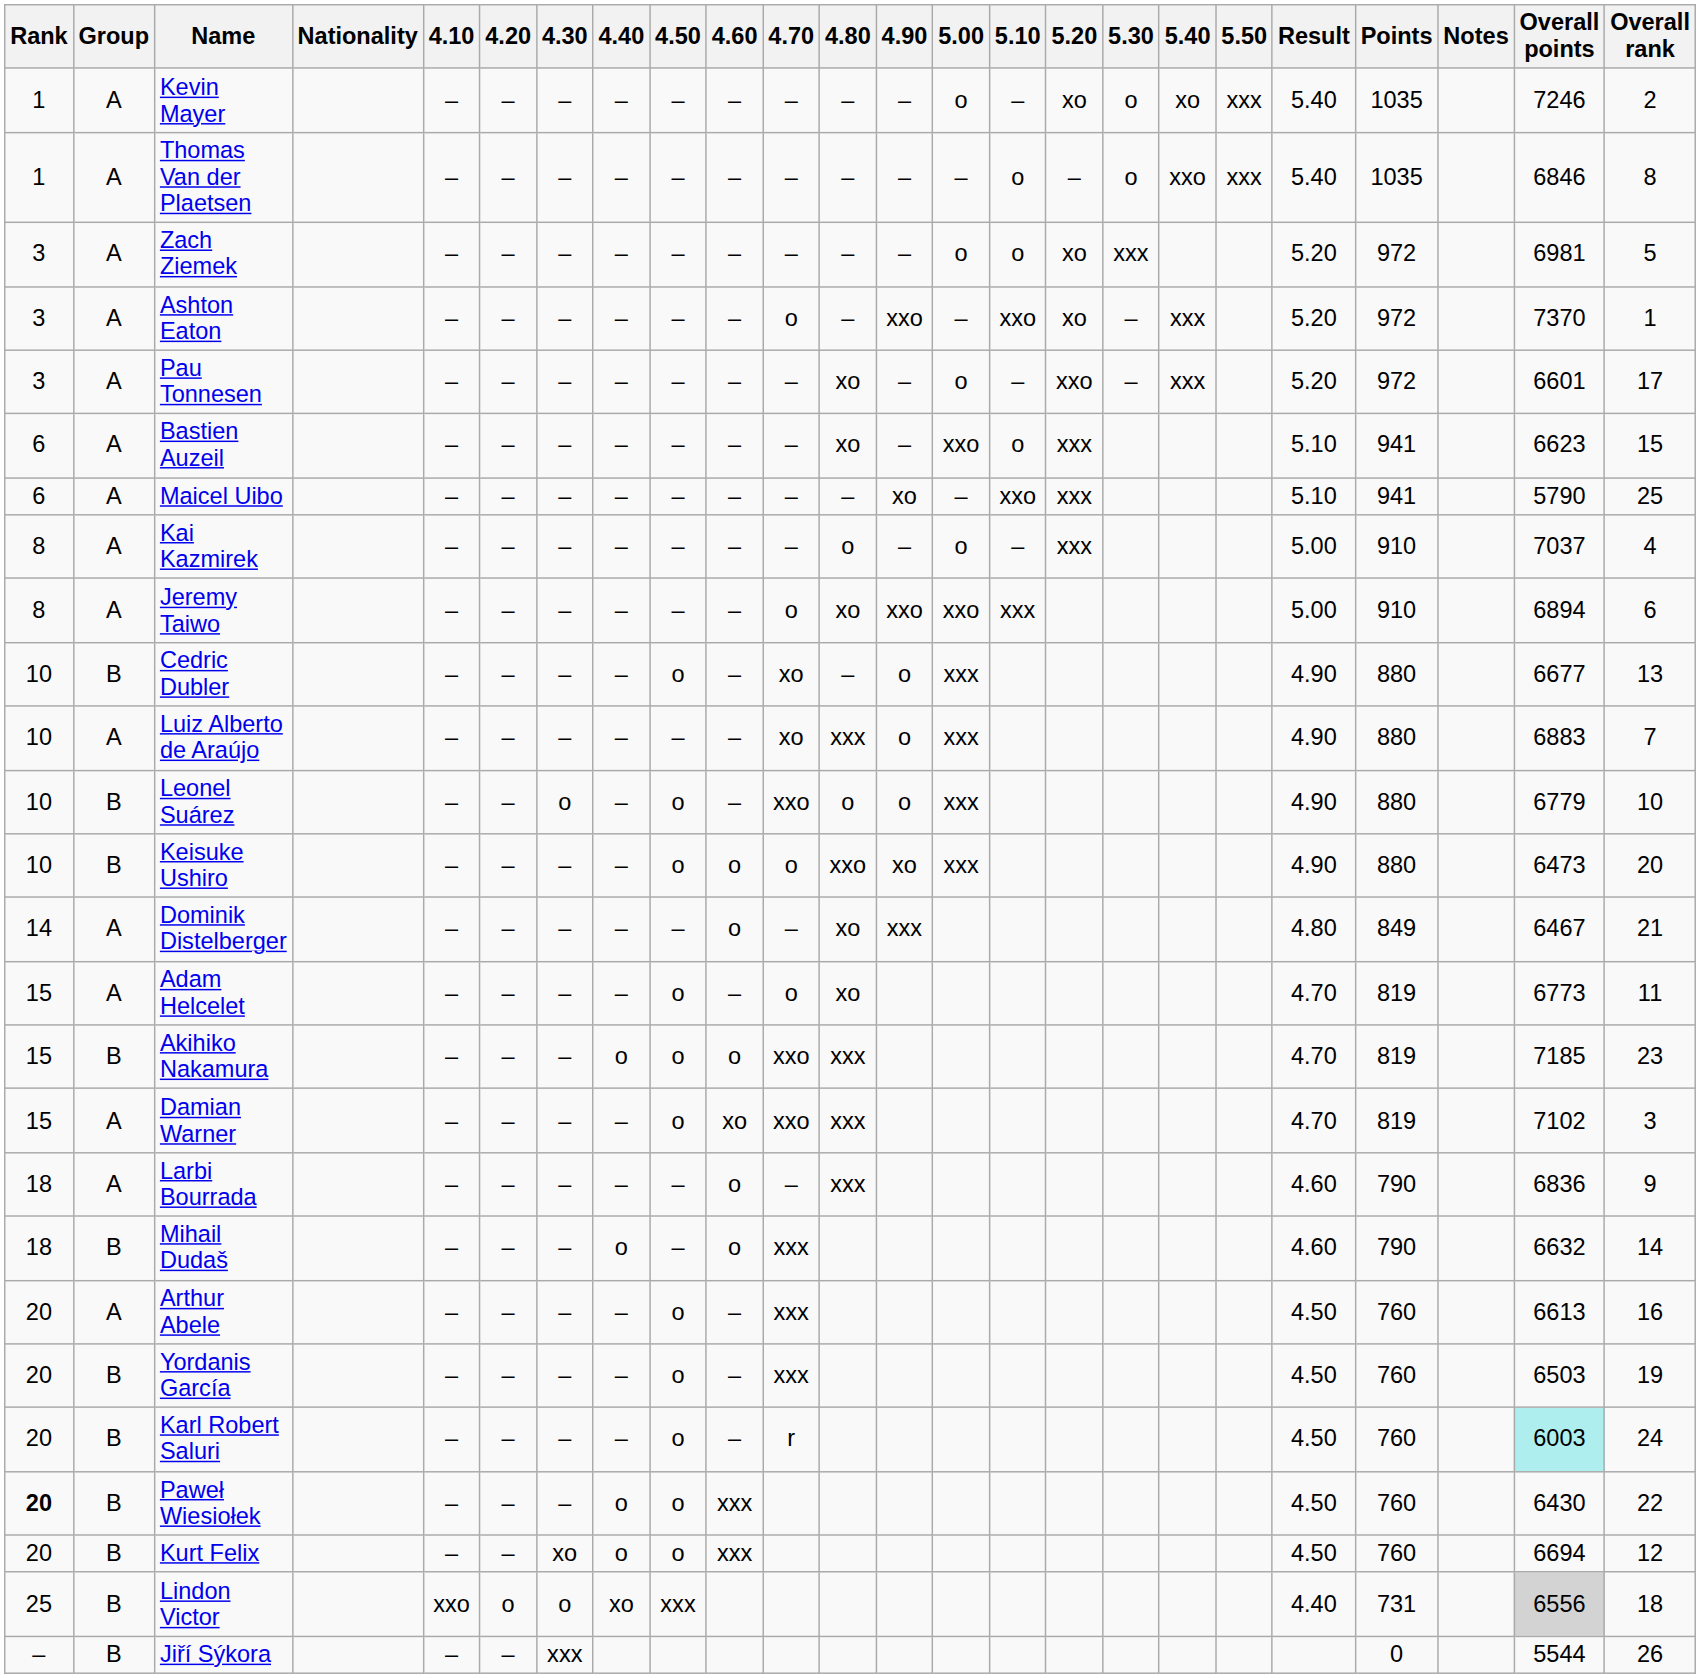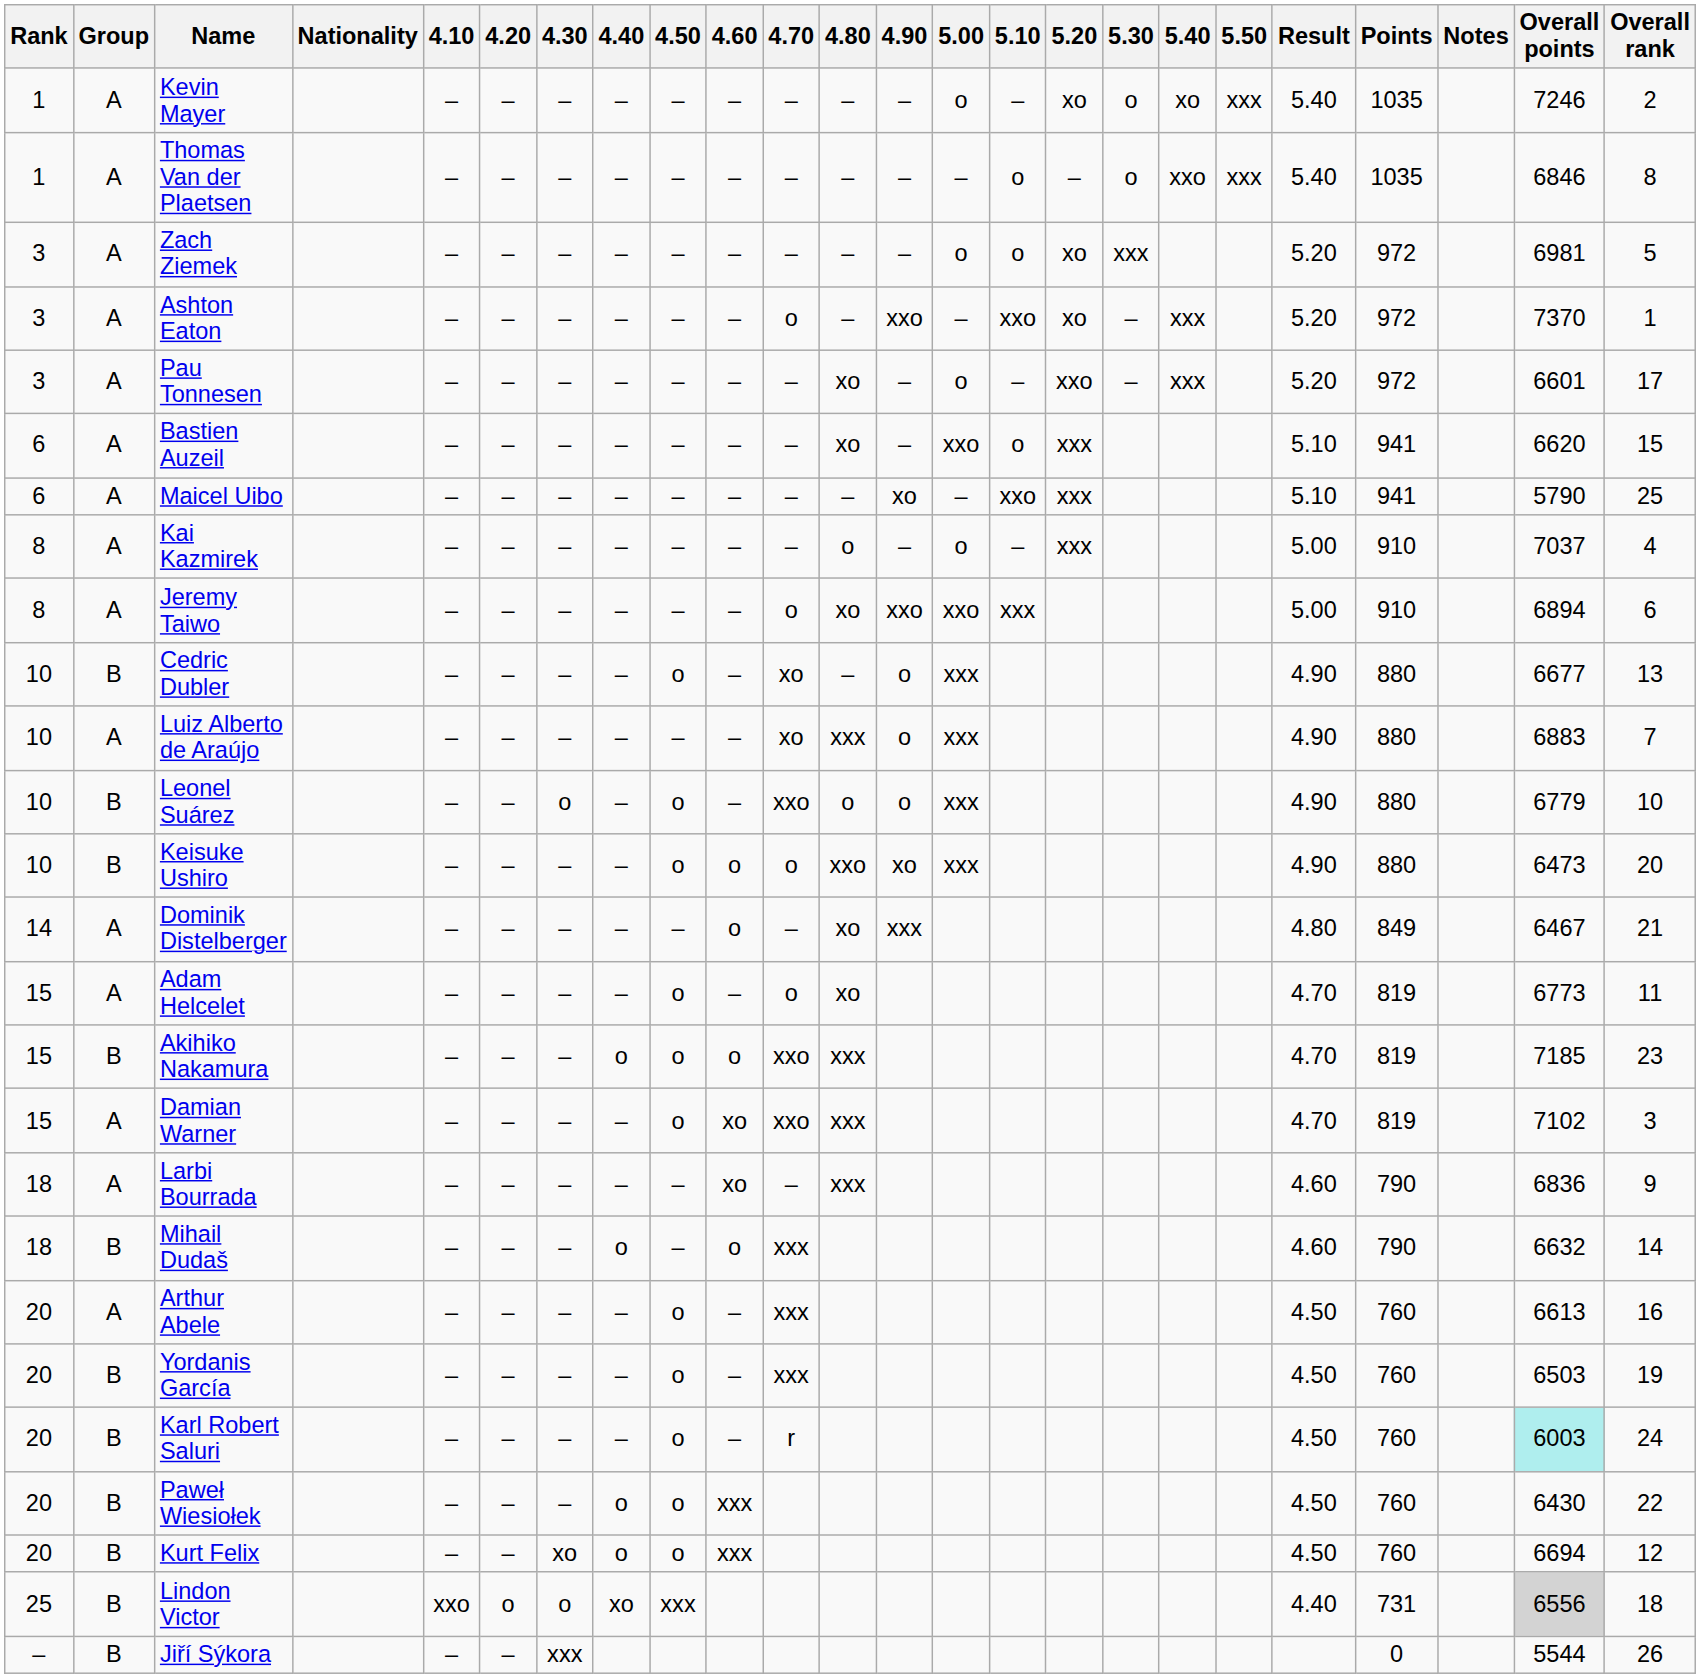(1559, 445) 6623 -> (1559, 445) 6620
(735, 1184) o -> (735, 1184) xo
(39, 1502) bold -> (39, 1502) normal
